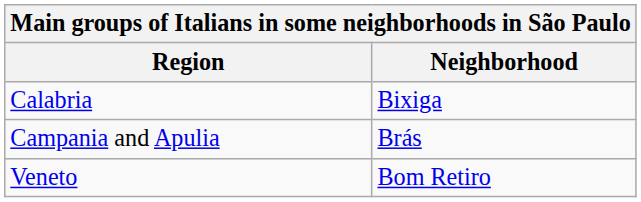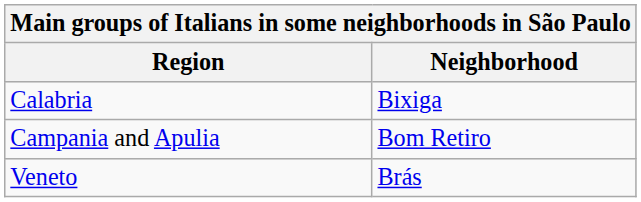(400, 138) Brás -> (434, 138) Bom Retiro
(434, 176) Bom Retiro -> (400, 176) Brás
